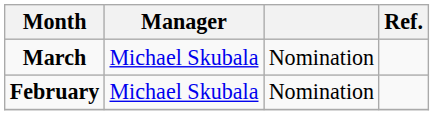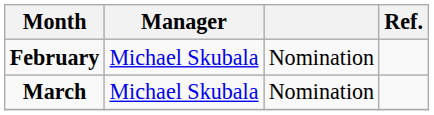rows swapped: (55, 92) <-> (55, 57)
